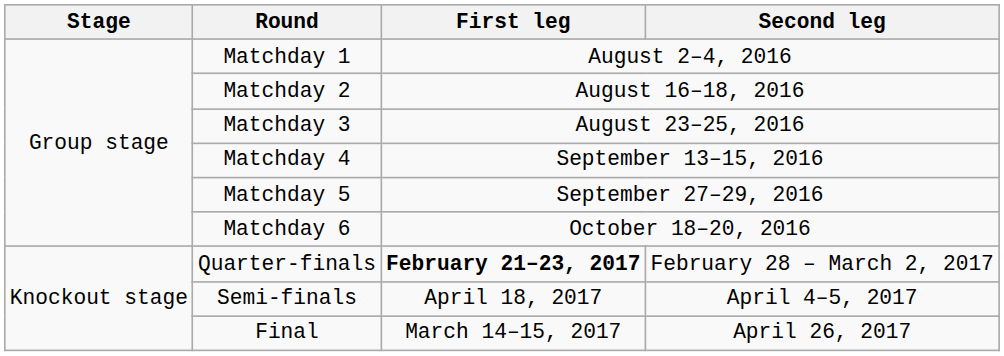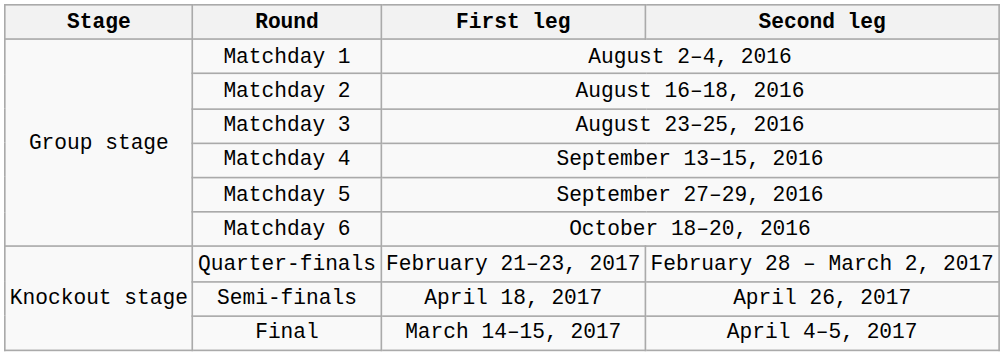(513, 264) bold -> (513, 264) normal
(822, 298) April 4–5, 2017 -> (822, 298) April 26, 2017
(822, 333) April 26, 2017 -> (822, 333) April 4–5, 2017
